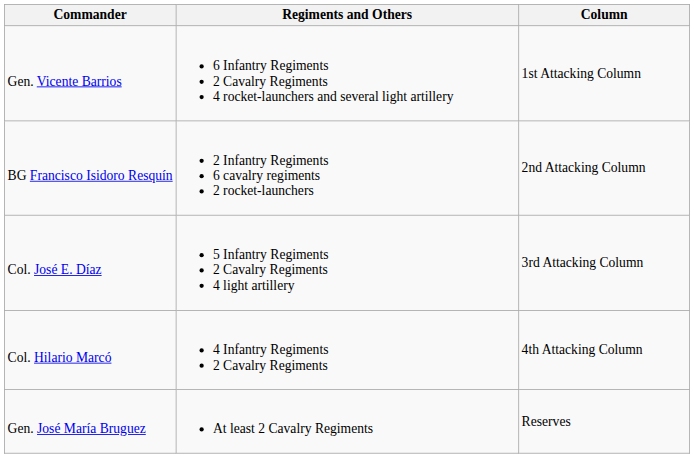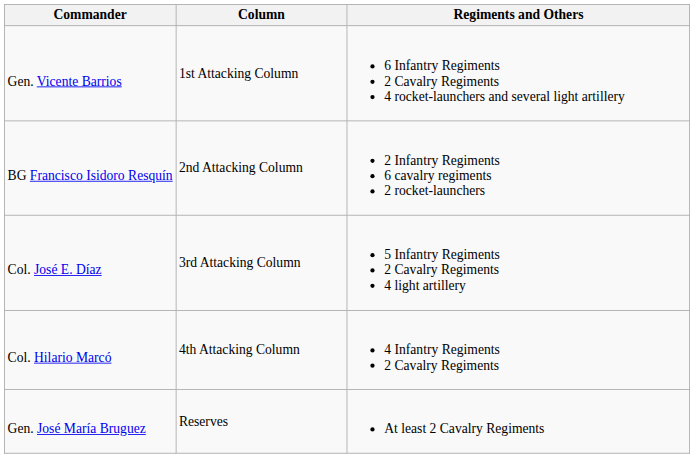columns swapped: (604, 15) <-> (347, 15)
